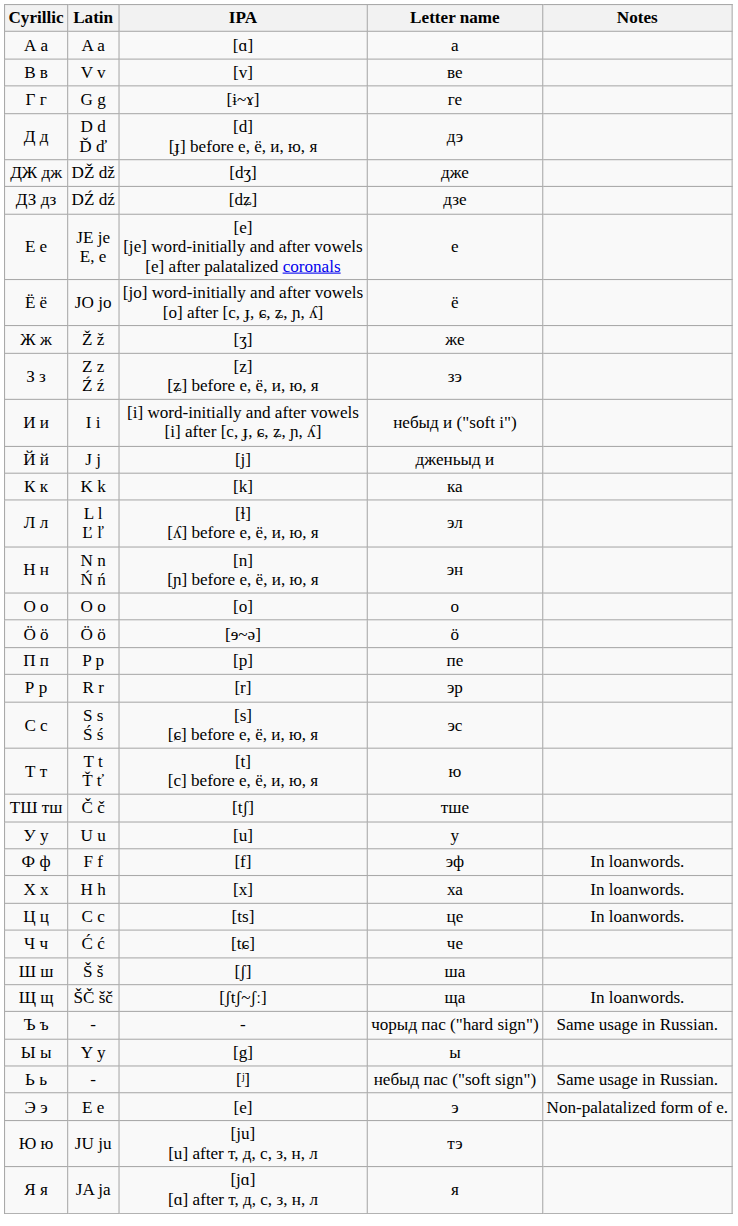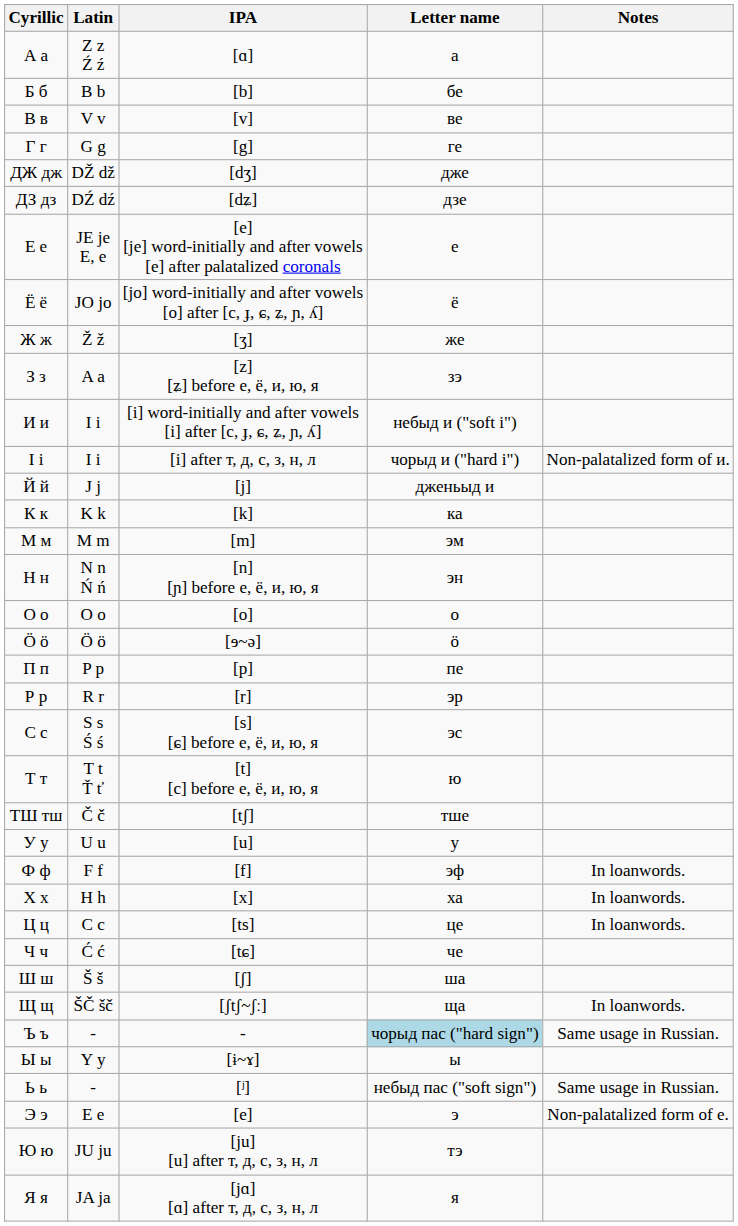(93, 45) A a -> (93, 54) Z z Ź ź
+ row: (36, 91)
(243, 99) [ɨ~ɤ] -> (243, 145) [g]
- row: (36, 136)
(93, 376) Z z Ź ź -> (93, 376) A a
+ row: (36, 459)
- row: (36, 523)
+ row: (36, 540)
(455, 1025) no background -> (455, 1033) lightblue background
(243, 1052) [g] -> (243, 1060) [ɨ~ɤ]
